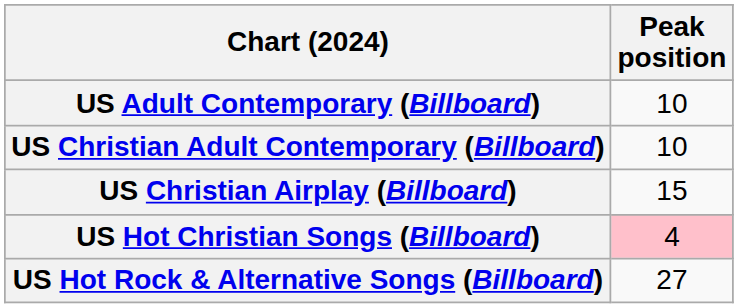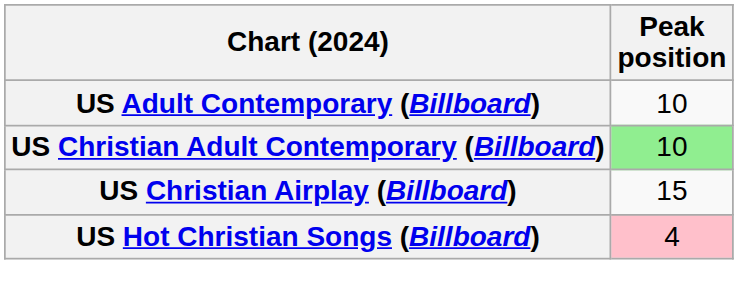(672, 147) no background -> (672, 147) lightgreen background
- row: (308, 280)
